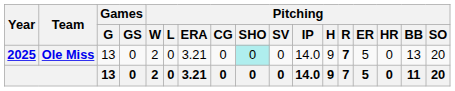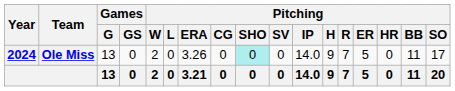(22, 55) 2025 -> (22, 55) 2024
(194, 55) 3.21 -> (194, 55) 3.26
(346, 55) bold -> (346, 55) normal
(414, 55) 13 -> (414, 55) 11
(438, 55) 20 -> (438, 55) 17
